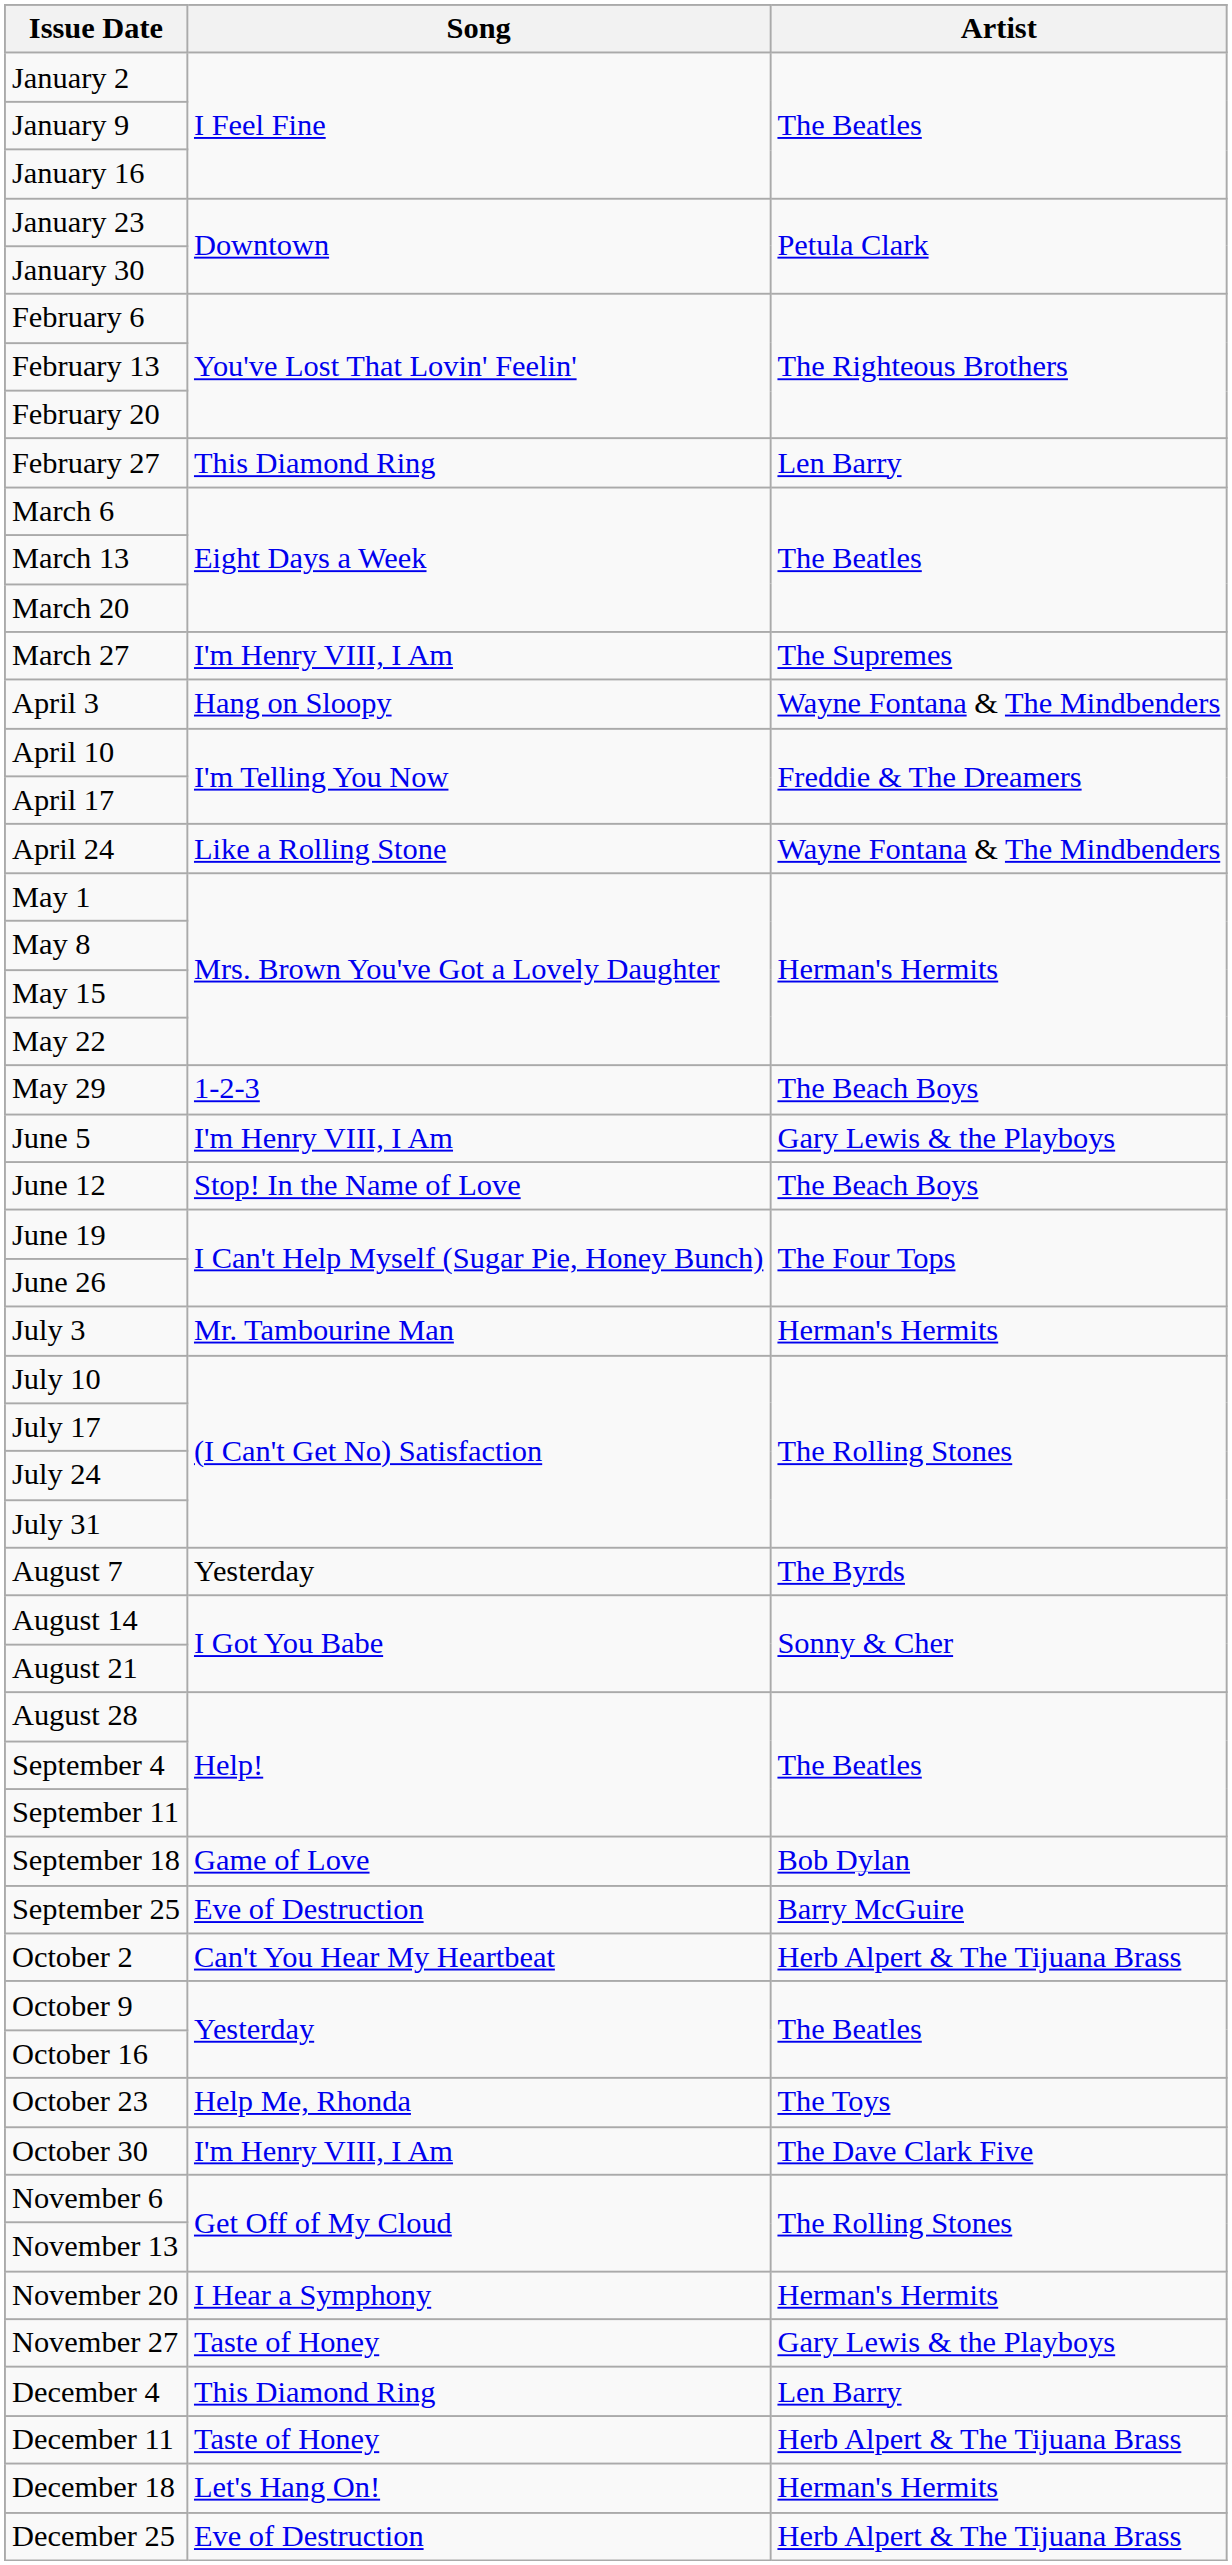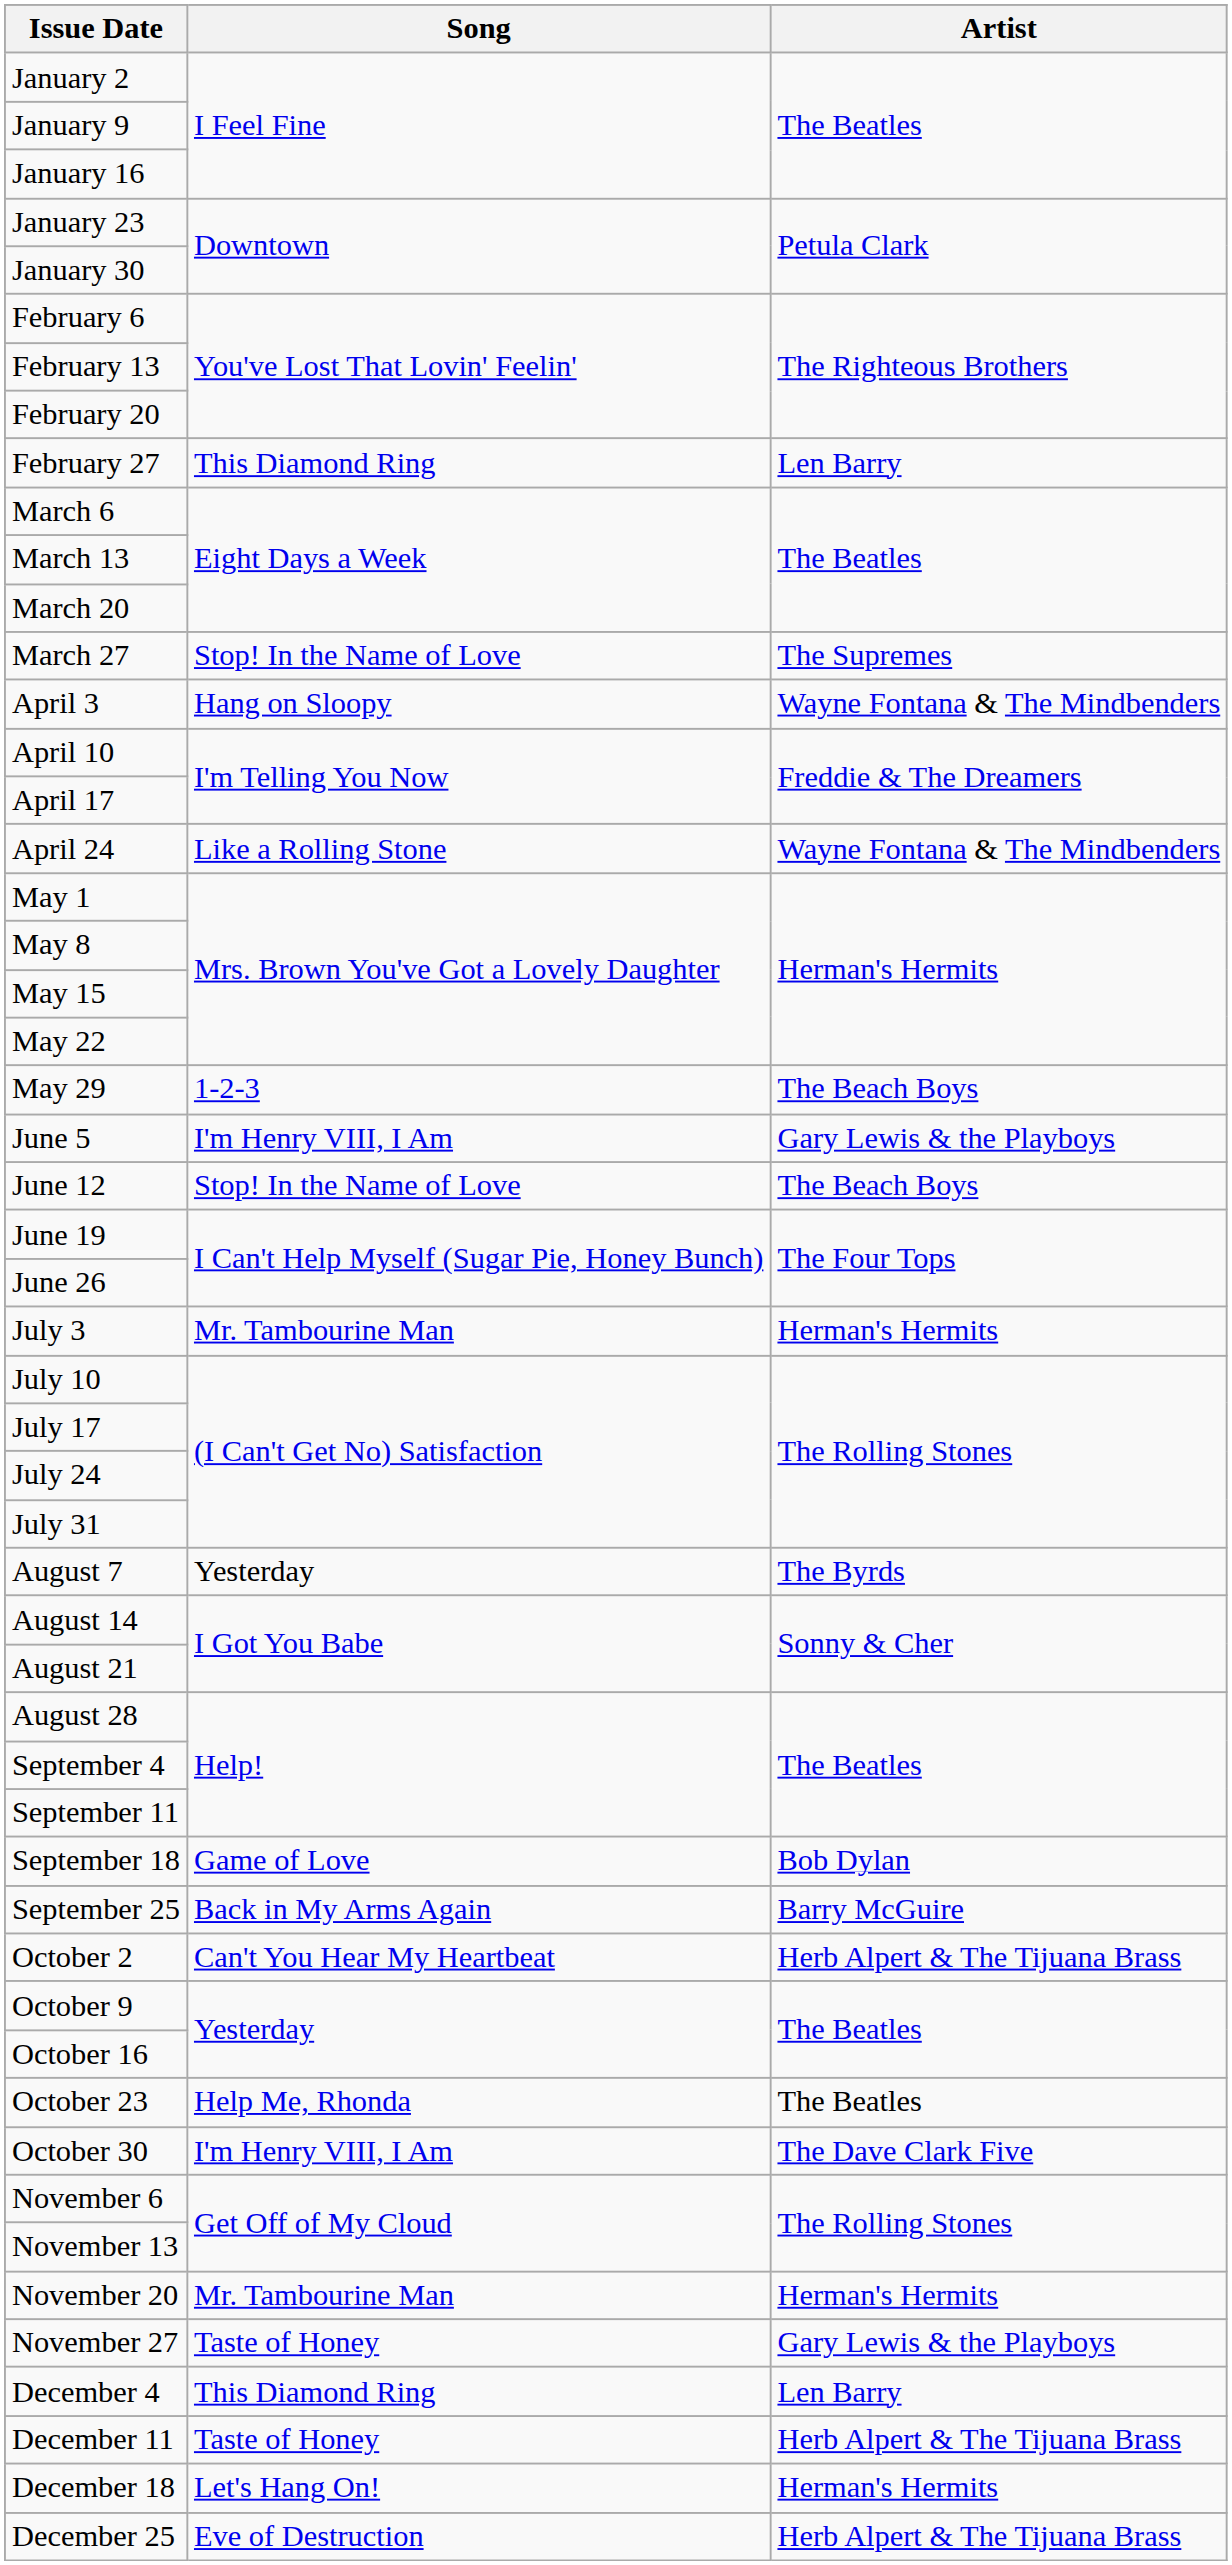(323, 655) I'm Henry VIII, I Am -> (357, 655) Stop! In the Name of Love
(309, 1908) Eve of Destruction -> (343, 1908) Back in My Arms Again
(834, 2101) The Toys -> (850, 2101) The Beatles
(313, 2294) I Hear a Symphony -> (324, 2294) Mr. Tambourine Man
